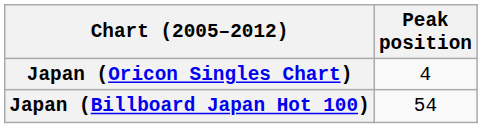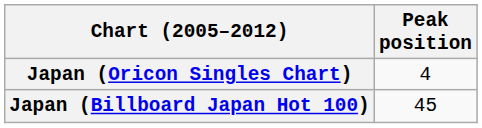(425, 106) 54 -> (425, 106) 45
